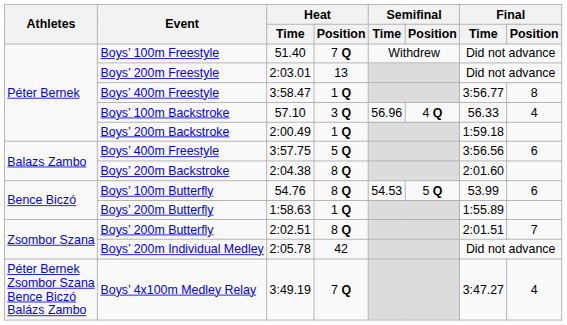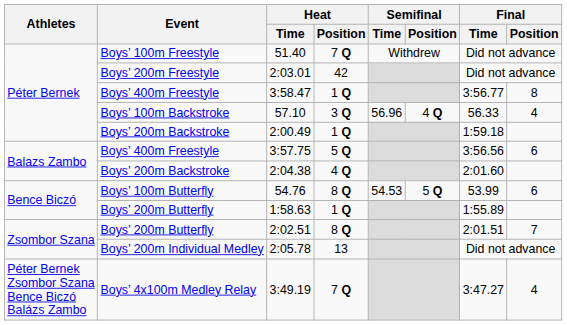(341, 73) 13 -> (341, 73) 42
(341, 171) 8 Q -> (341, 171) 4 Q
(341, 249) 42 -> (341, 249) 13
